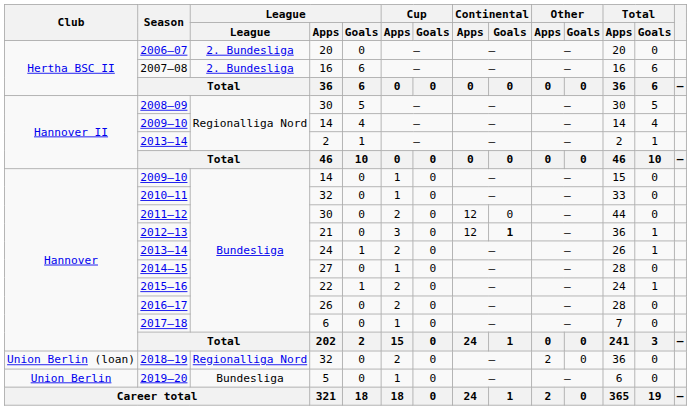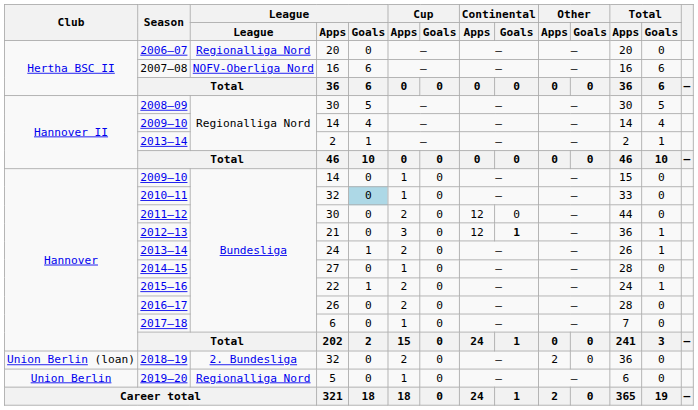(250, 50) 2. Bundesliga -> (253, 50) Regionalliga Nord
(250, 68) 2. Bundesliga -> (253, 68) NOFV-Oberliga Nord
(362, 196) no background -> (368, 196) lightblue background
(250, 360) Regionalliga Nord -> (253, 360) 2. Bundesliga
(250, 378) Bundesliga -> (253, 378) Regionalliga Nord
